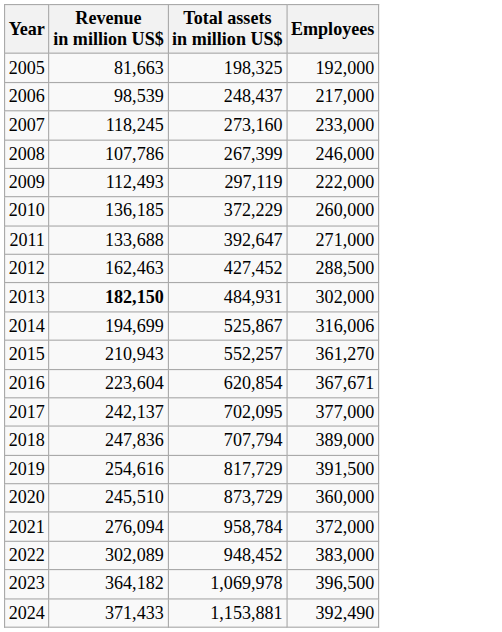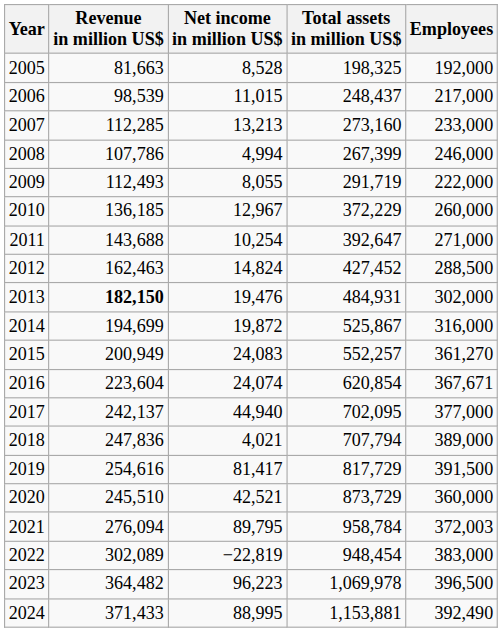+ column: (227, 29)
(135, 125) 118,245 -> (135, 125) 112,285
(254, 182) 297,119 -> (372, 182) 291,719
(134, 239) 133,688 -> (134, 239) 143,688
(345, 325) 316,006 -> (464, 325) 316,000
(134, 354) 210,943 -> (134, 354) 200,949
(345, 526) 372,000 -> (464, 526) 372,003
(253, 555) 948,452 -> (372, 555) 948,454
(134, 583) 364,182 -> (134, 583) 364,482
